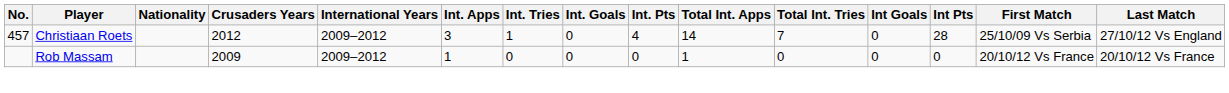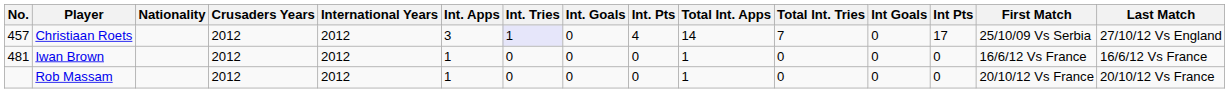(354, 35) 2009–2012 -> (336, 35) 2012
(509, 35) no background -> (509, 35) lavender background
(941, 35) 28 -> (941, 35) 17
+ row: (70, 56)
(226, 56) 2009 -> (226, 77) 2012
(354, 56) 2009–2012 -> (336, 77) 2012
